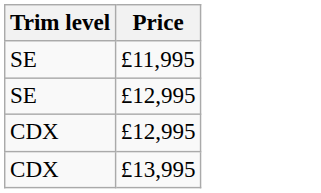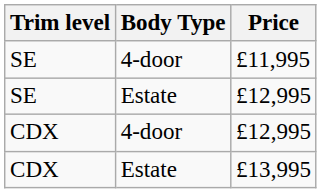+ column: (173, 22)
